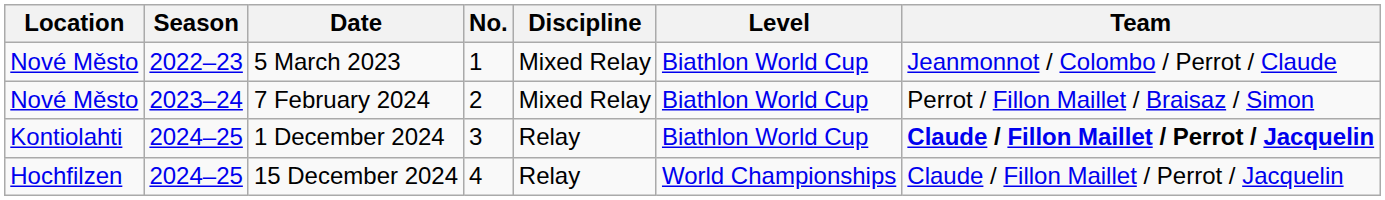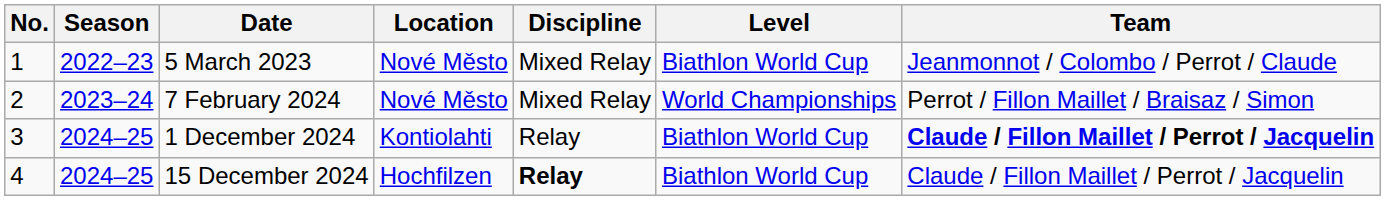columns swapped: (488, 23) <-> (74, 23)
(765, 99) Biathlon World Cup -> (779, 99) World Championships
(550, 175) normal -> (551, 175) bold
(779, 175) World Championships -> (765, 175) Biathlon World Cup
